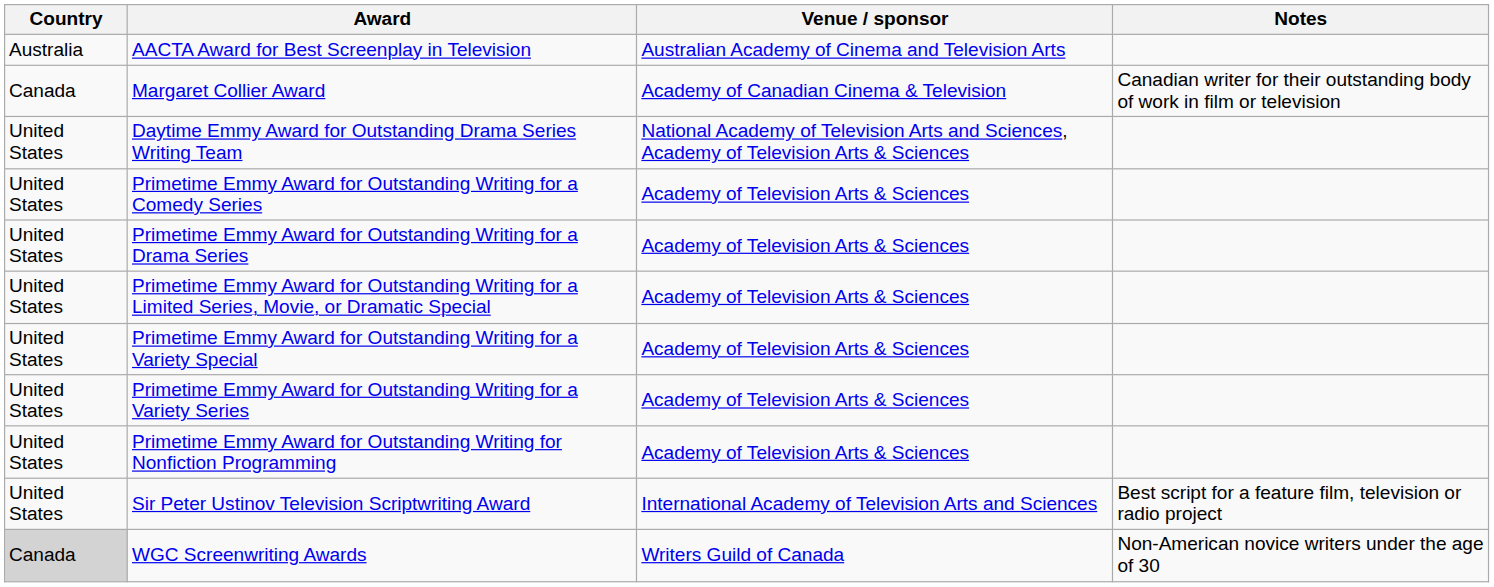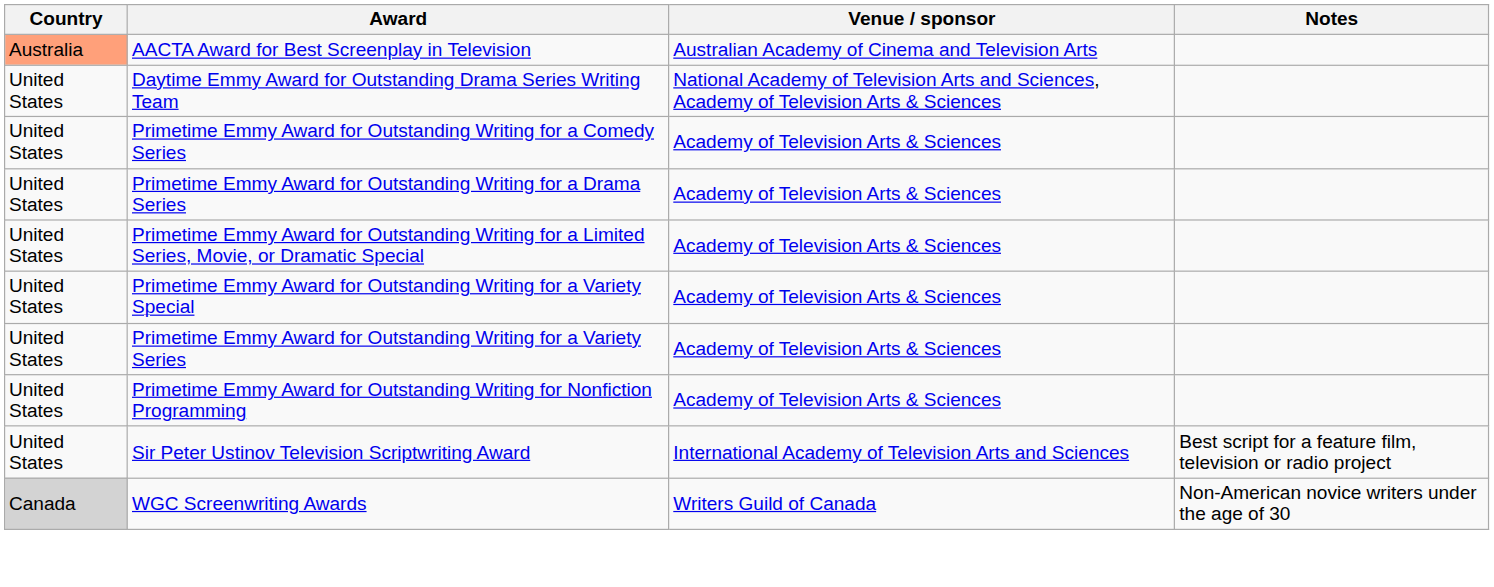(46, 49) no background -> (46, 49) lightsalmon background
- row: (229, 90)
